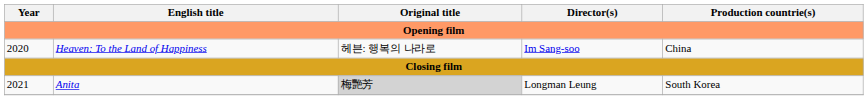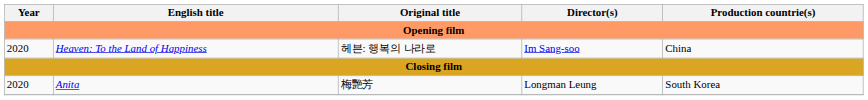(18, 85) 2021 -> (18, 85) 2020
(357, 84) lightgrey background -> (357, 84) no background
